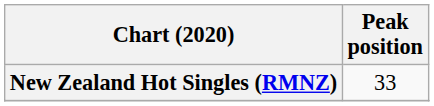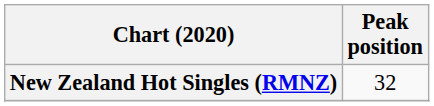(385, 82) 33 -> (385, 82) 32
